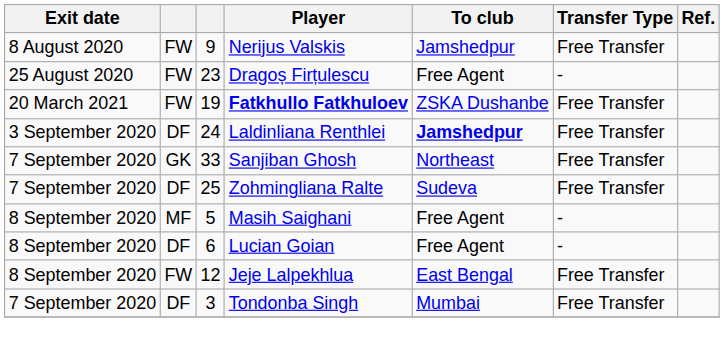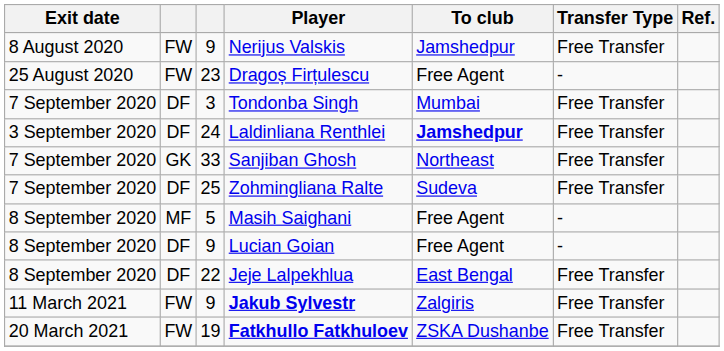rows swapped: (293, 302) <-> (318, 103)
(210, 246) 6 -> (210, 246) 9
(178, 274) FW -> (178, 274) DF
(210, 274) 12 -> (210, 274) 22
+ row: (292, 302)
